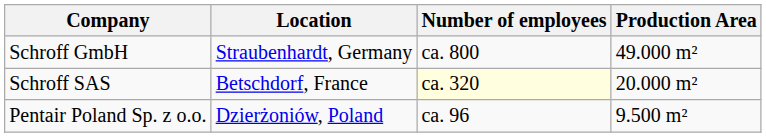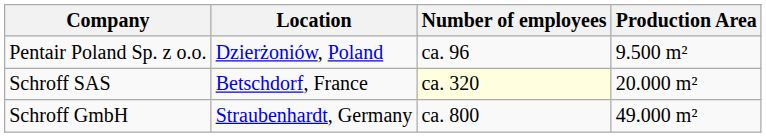rows swapped: (69, 52) <-> (108, 115)
